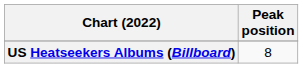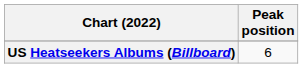(268, 52) 8 -> (268, 52) 6
